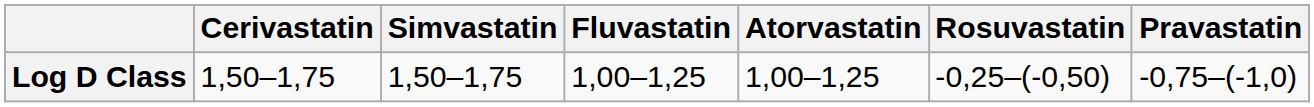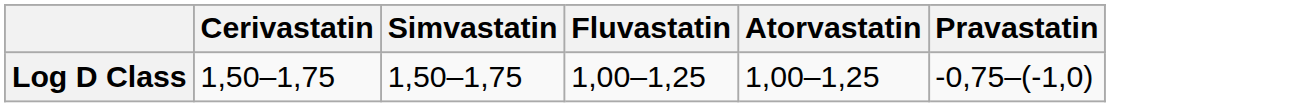- column: (1030, 28)
